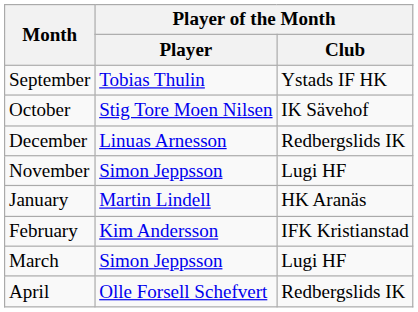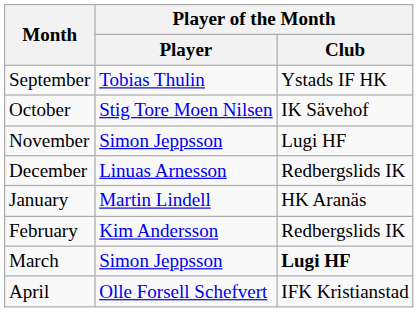rows swapped: (49, 170) <-> (48, 140)
(345, 230) IFK Kristianstad -> (343, 230) Redbergslids IK
(314, 261) normal -> (316, 261) bold
(343, 291) Redbergslids IK -> (345, 291) IFK Kristianstad
